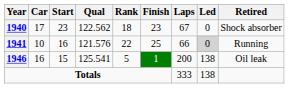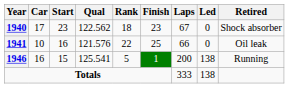(208, 43) lightgrey background -> (208, 43) no background
(251, 43) Running -> (251, 43) Oil leak
(251, 59) Oil leak -> (251, 59) Running
